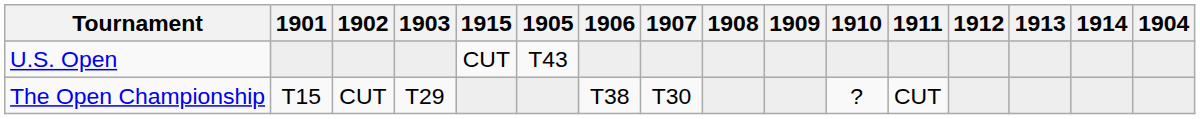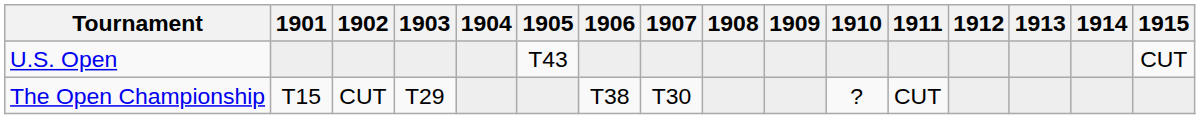columns swapped: (1164, 23) <-> (486, 23)
